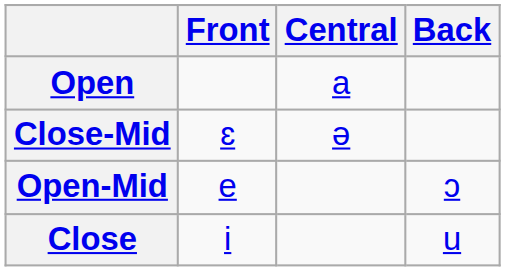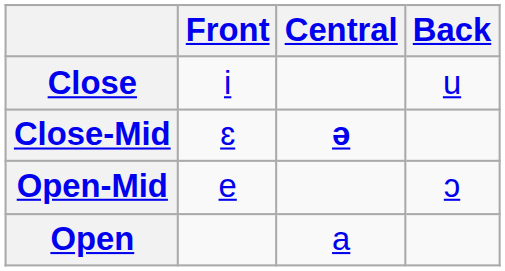rows swapped: (92, 238) <-> (92, 82)
(341, 134) normal -> (341, 134) bold
